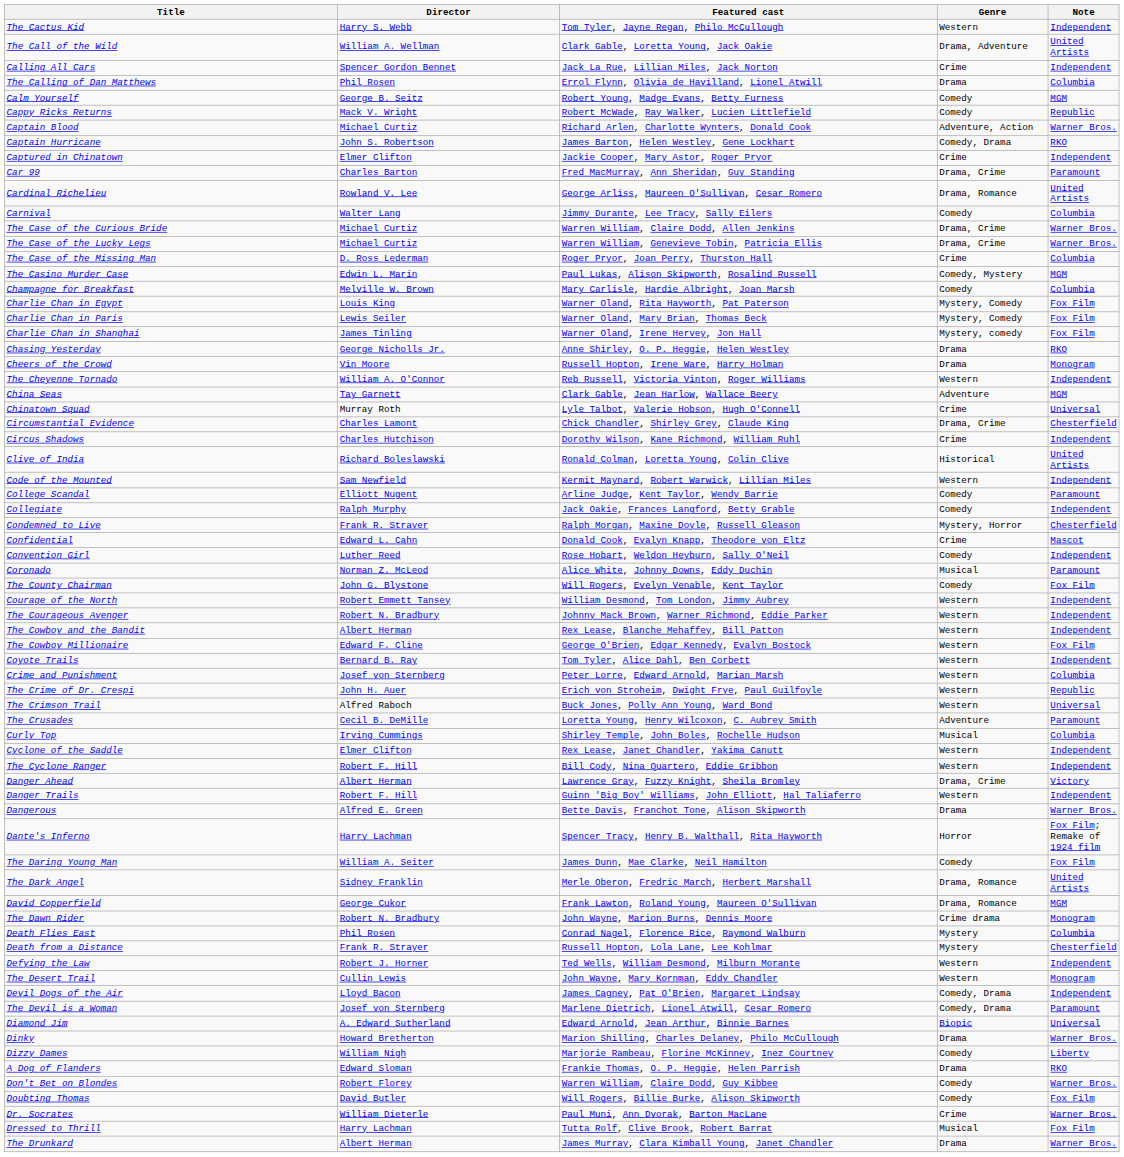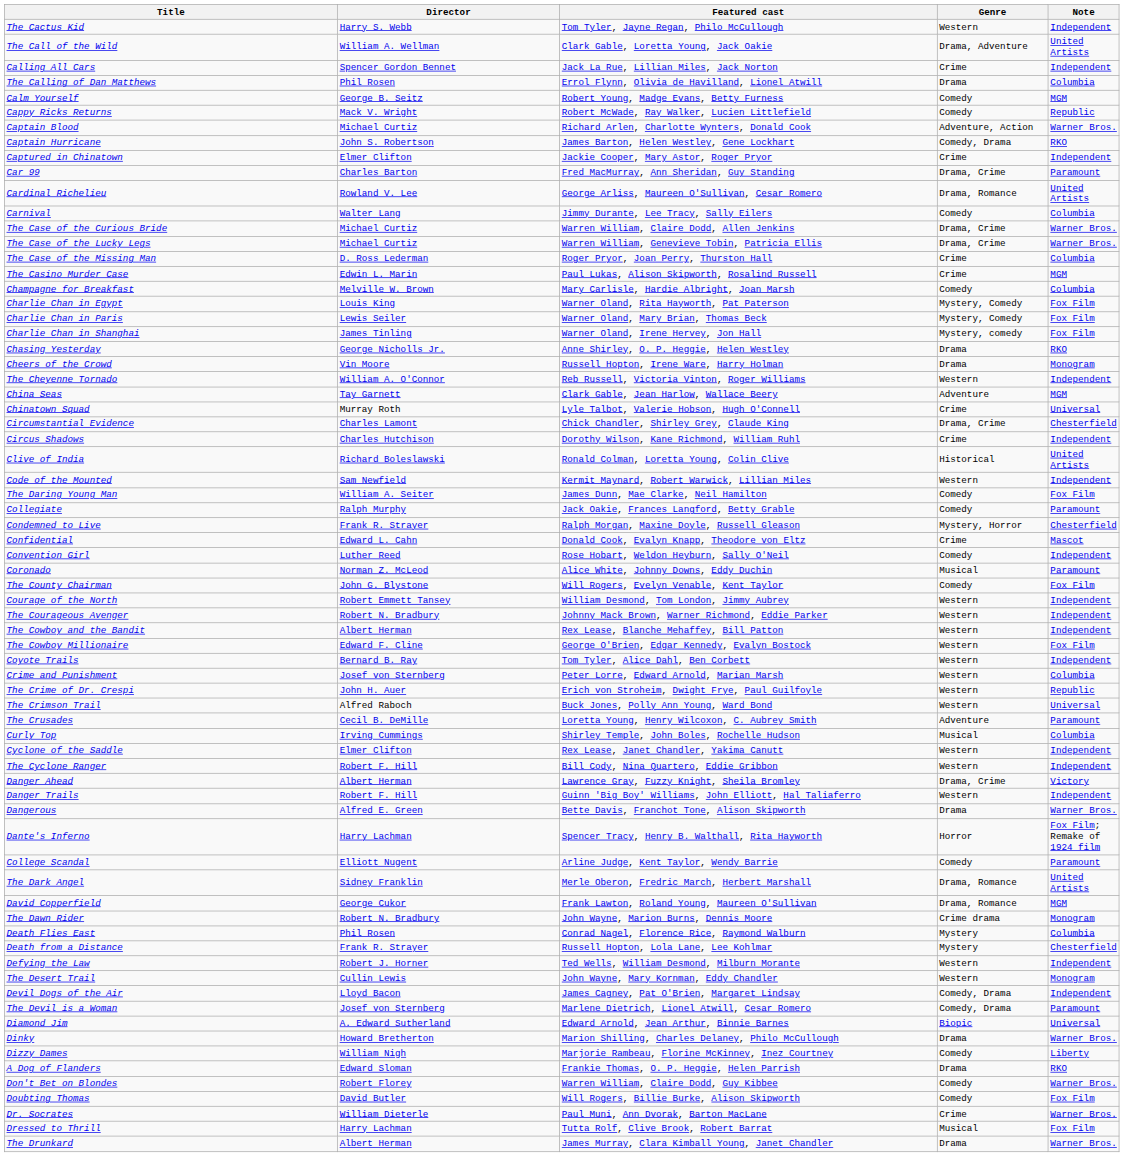(981, 274) Comedy, Mystery -> (953, 274) Crime
rows swapped: (48, 495) <-> (62, 862)
(1081, 510) Independent -> (1075, 510) Paramount
